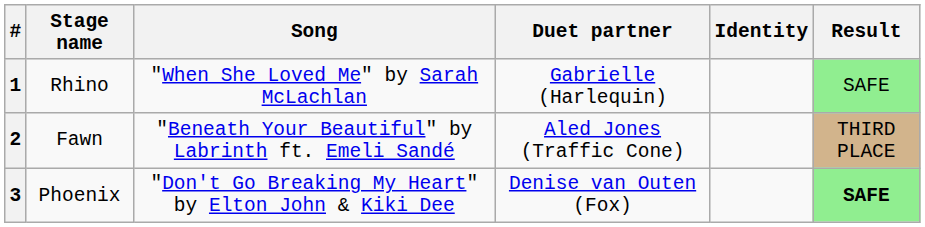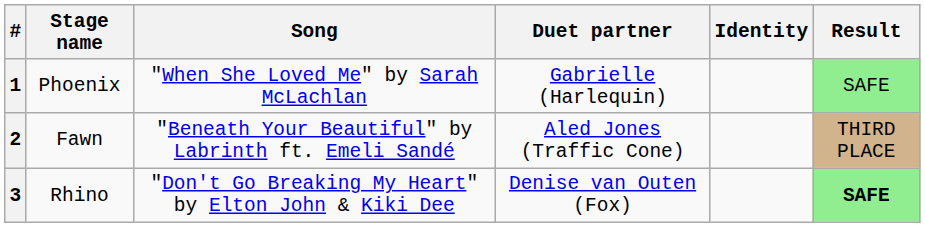(80, 86) Rhino -> (80, 86) Phoenix
(80, 195) Phoenix -> (80, 195) Rhino
